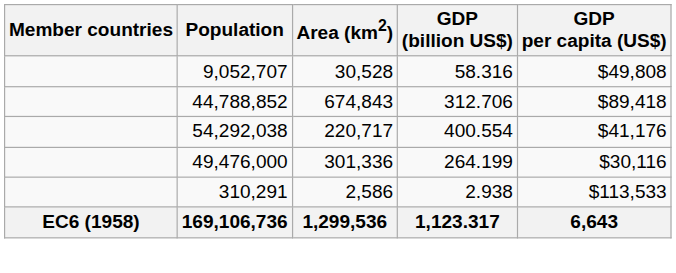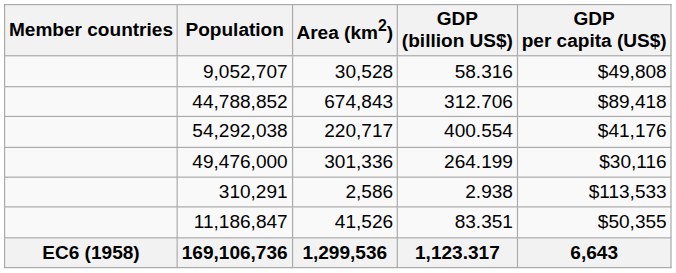+ row: (241, 222)
